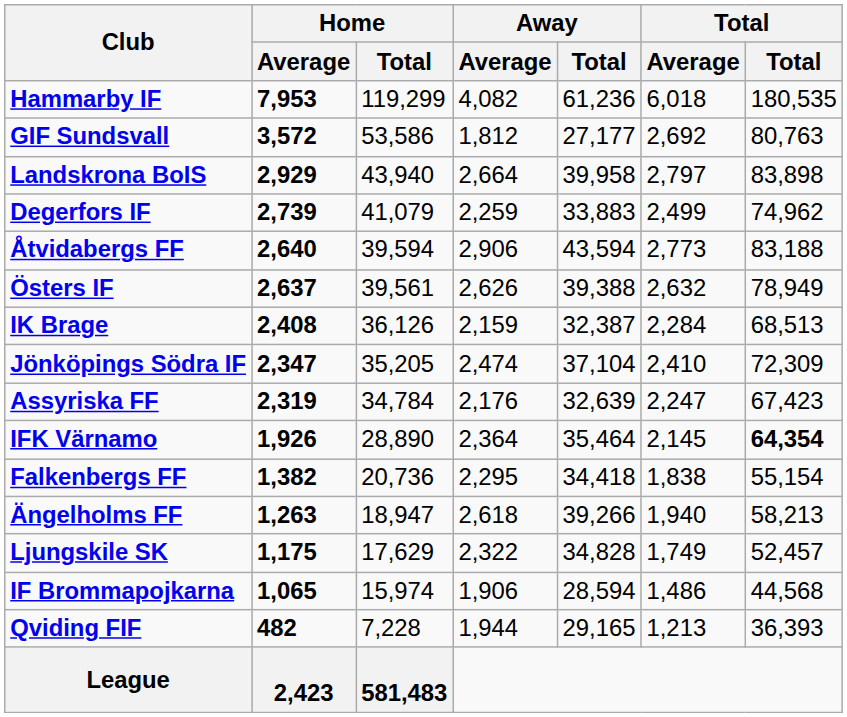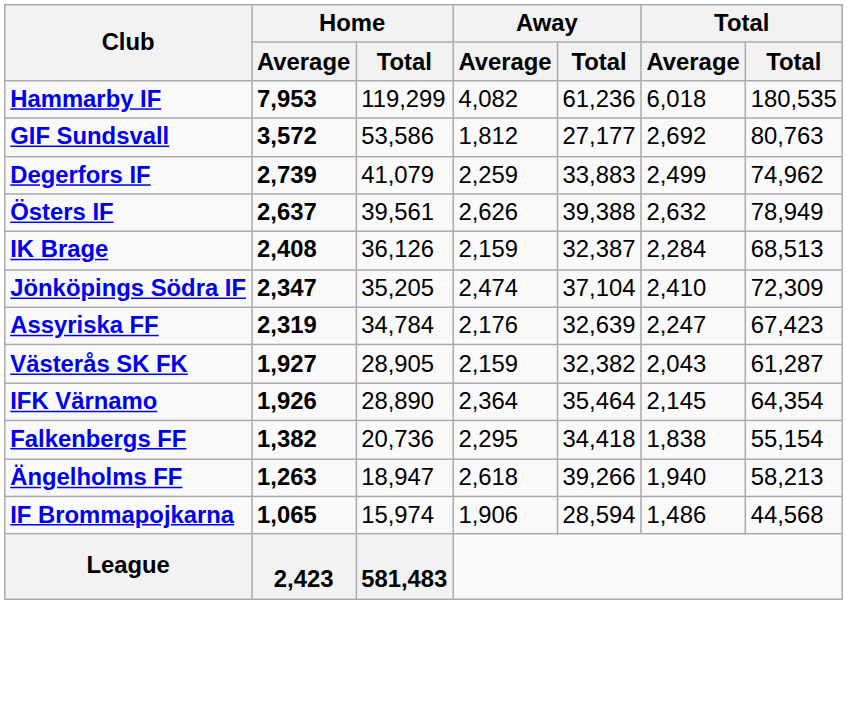- row: (108, 174)
- row: (97, 250)
+ row: (99, 363)
(787, 439) bold -> (787, 401) normal
- row: (89, 552)
- row: (76, 628)
